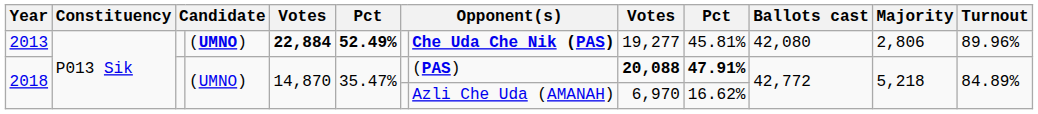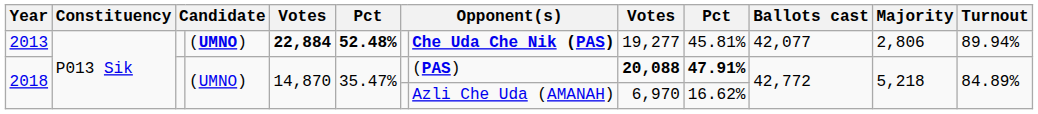(368, 44) 52.49% -> (368, 44) 52.48%
(782, 44) 42,080 -> (782, 44) 42,077
(990, 44) 89.96% -> (990, 44) 89.94%
